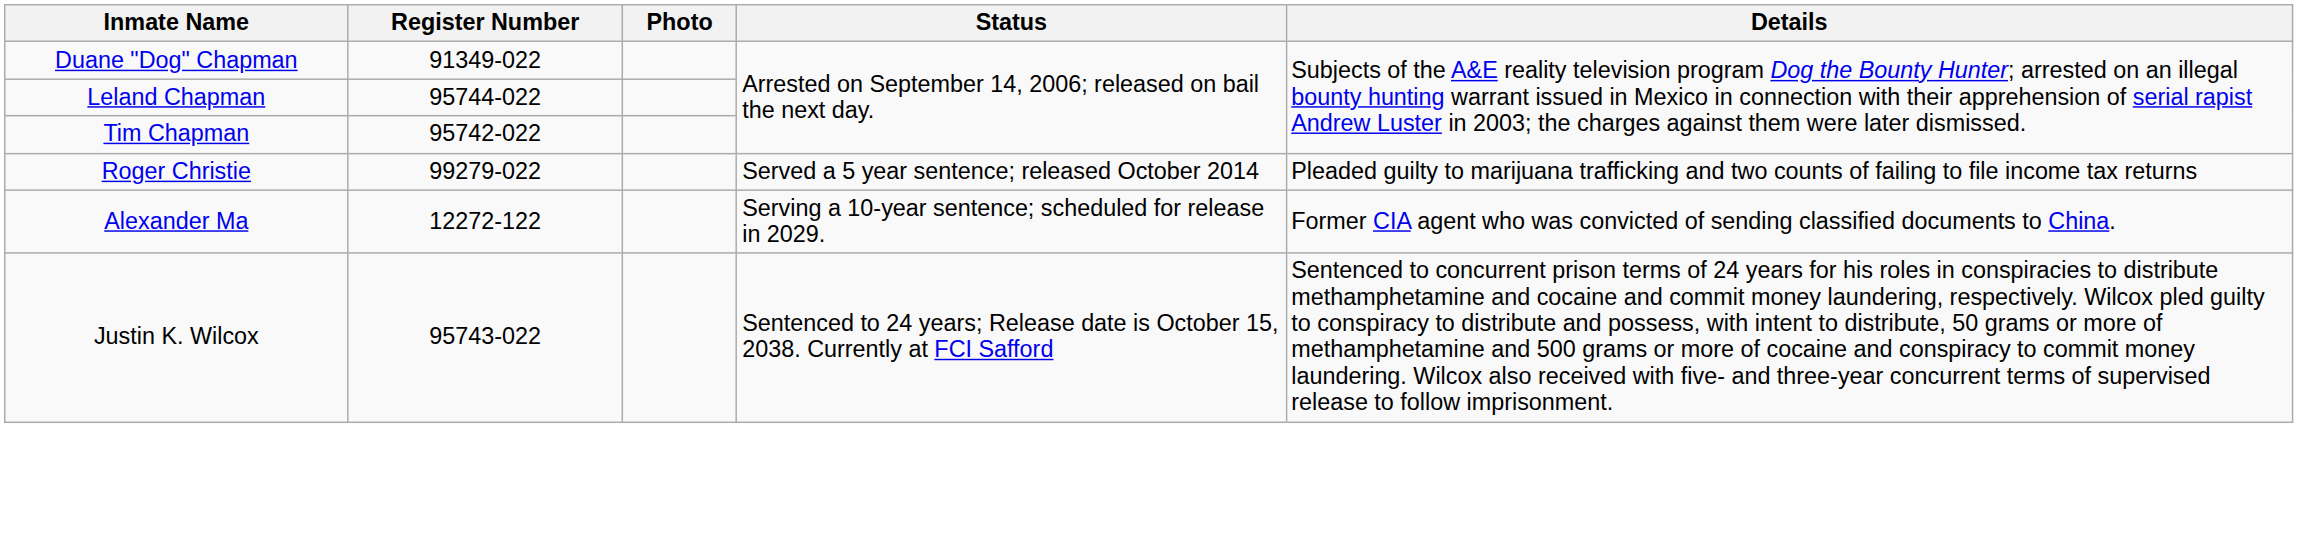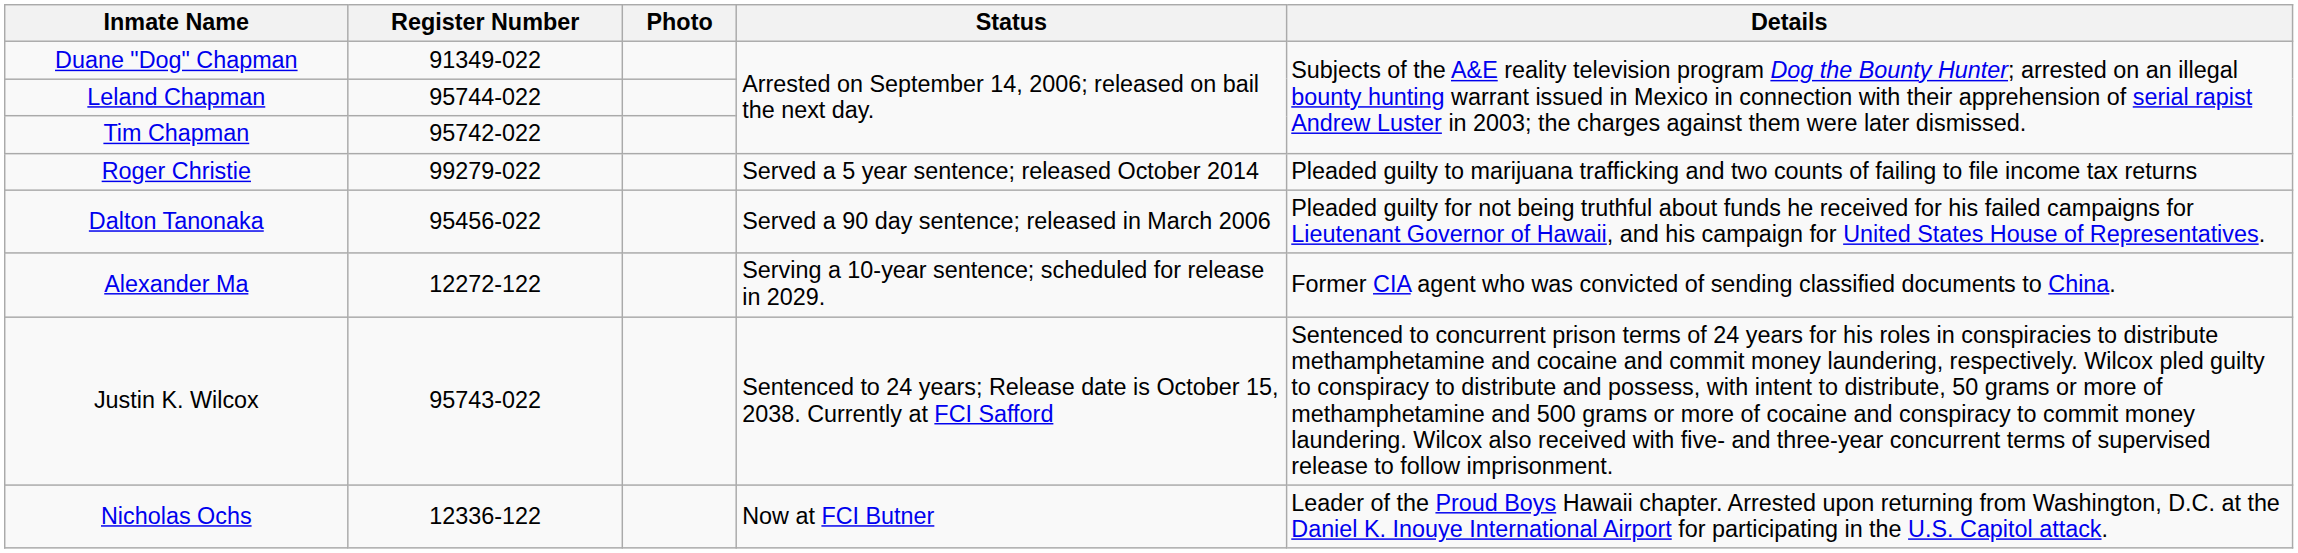+ row: (176, 221)
+ row: (176, 516)
